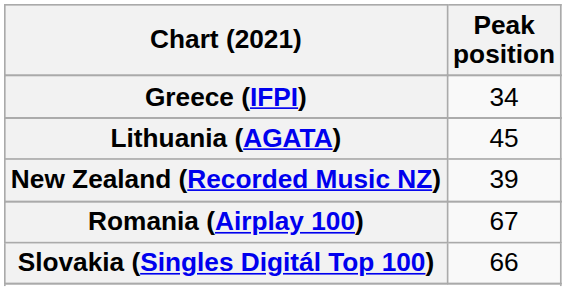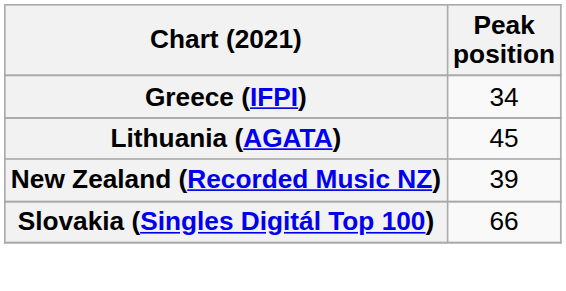- row: (226, 221)
